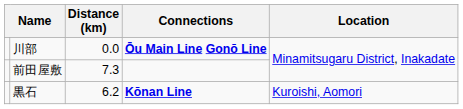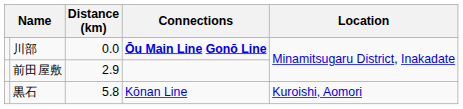(111, 70) 7.3 -> (111, 70) 2.9
(111, 92) 6.2 -> (111, 92) 5.8
(158, 92) bold -> (156, 92) normal
